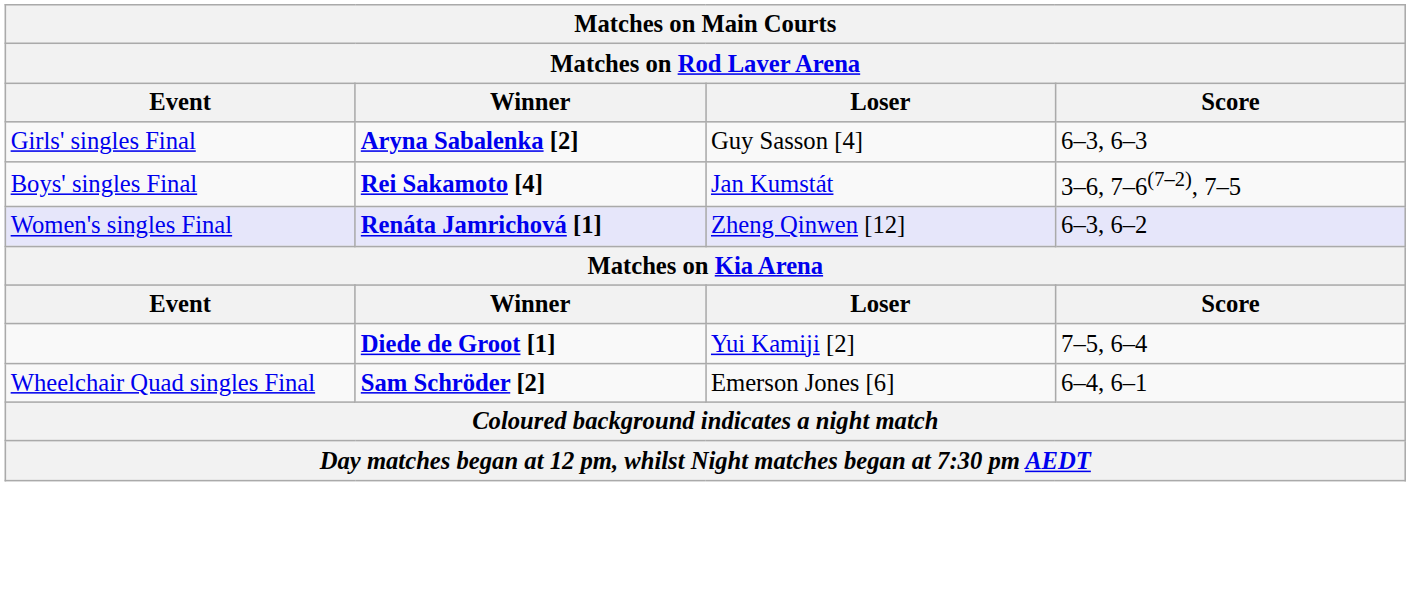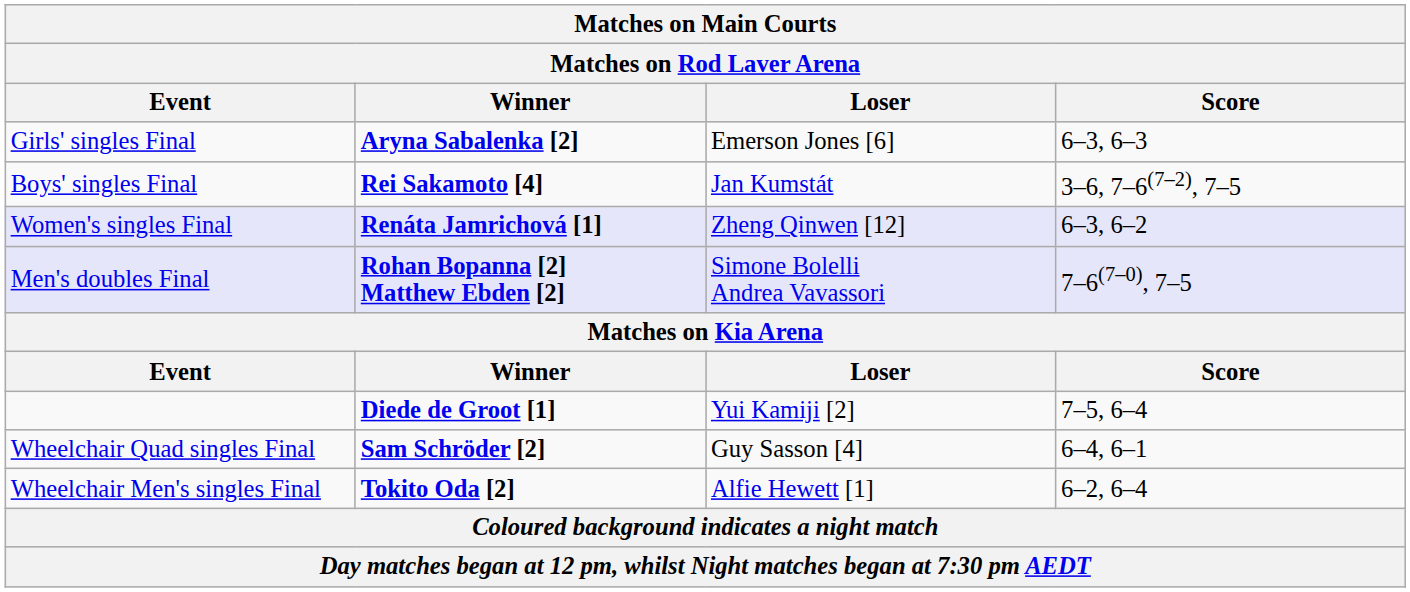(787, 141) Guy Sasson [4] -> (803, 141) Emerson Jones [6]
+ row: (110, 279)
(803, 382) Emerson Jones [6] -> (787, 449) Guy Sasson [4]
+ row: (166, 488)
